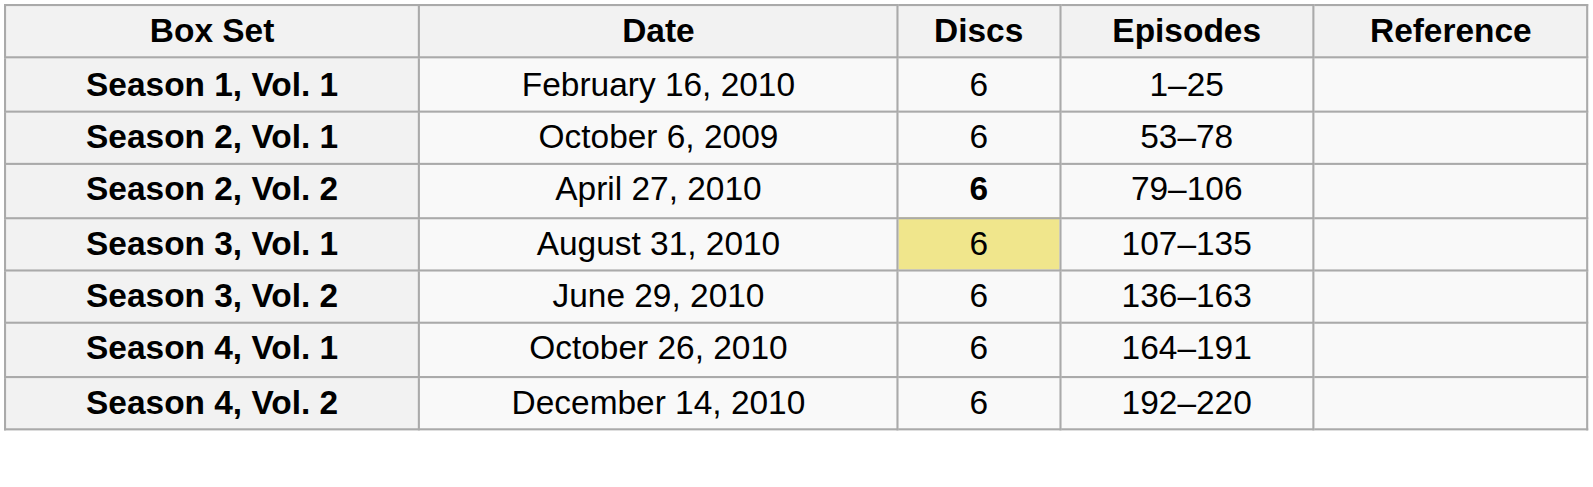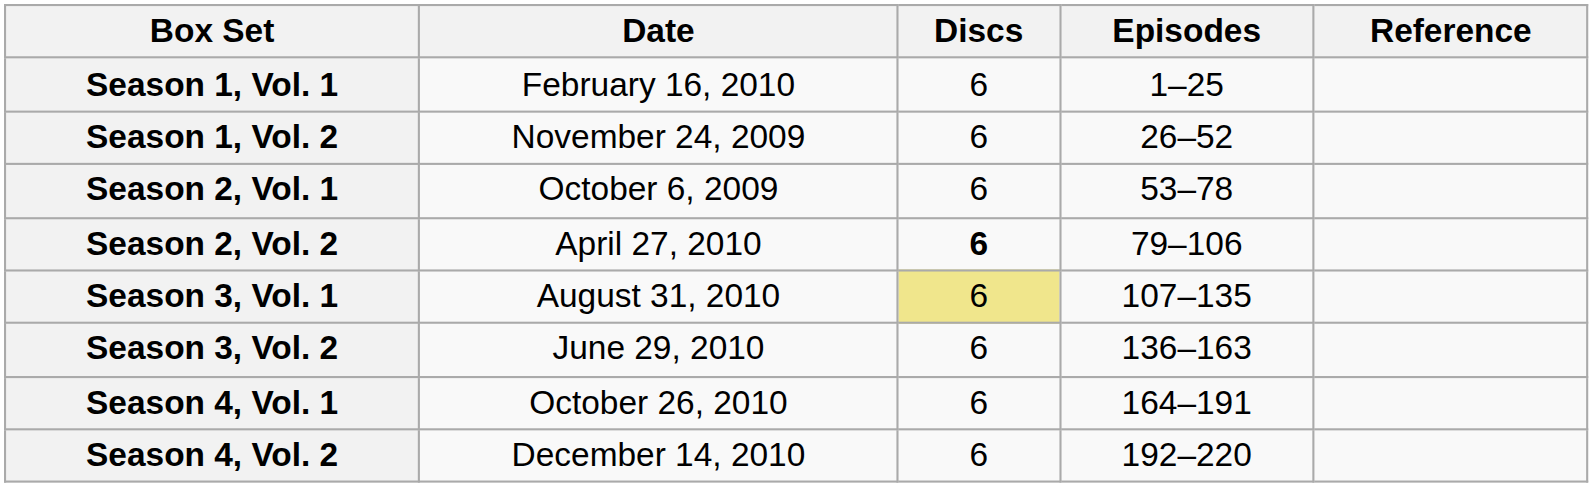+ row: (212, 137)
